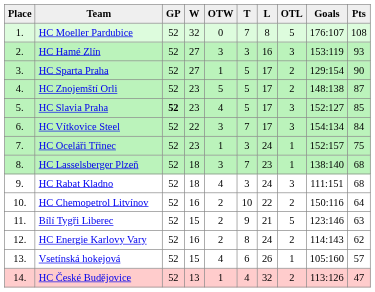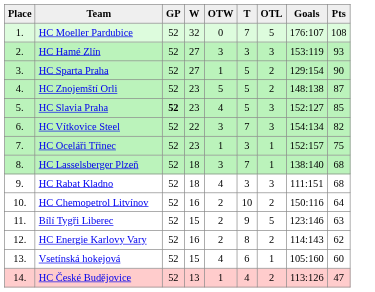- column: (267, 13)
(359, 127) 84 -> (339, 127) 82
(359, 258) 57 -> (339, 258) 60
